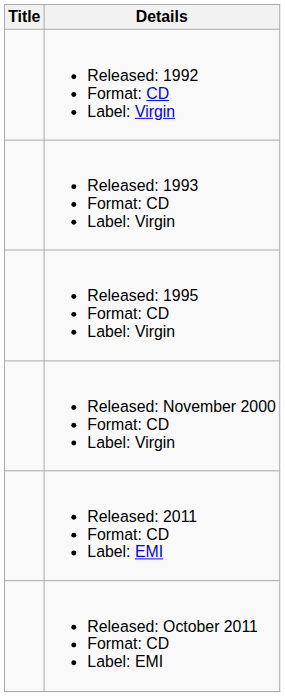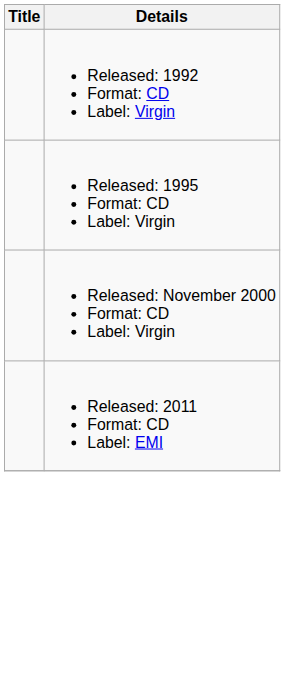- row: (162, 204)
- row: (162, 645)
